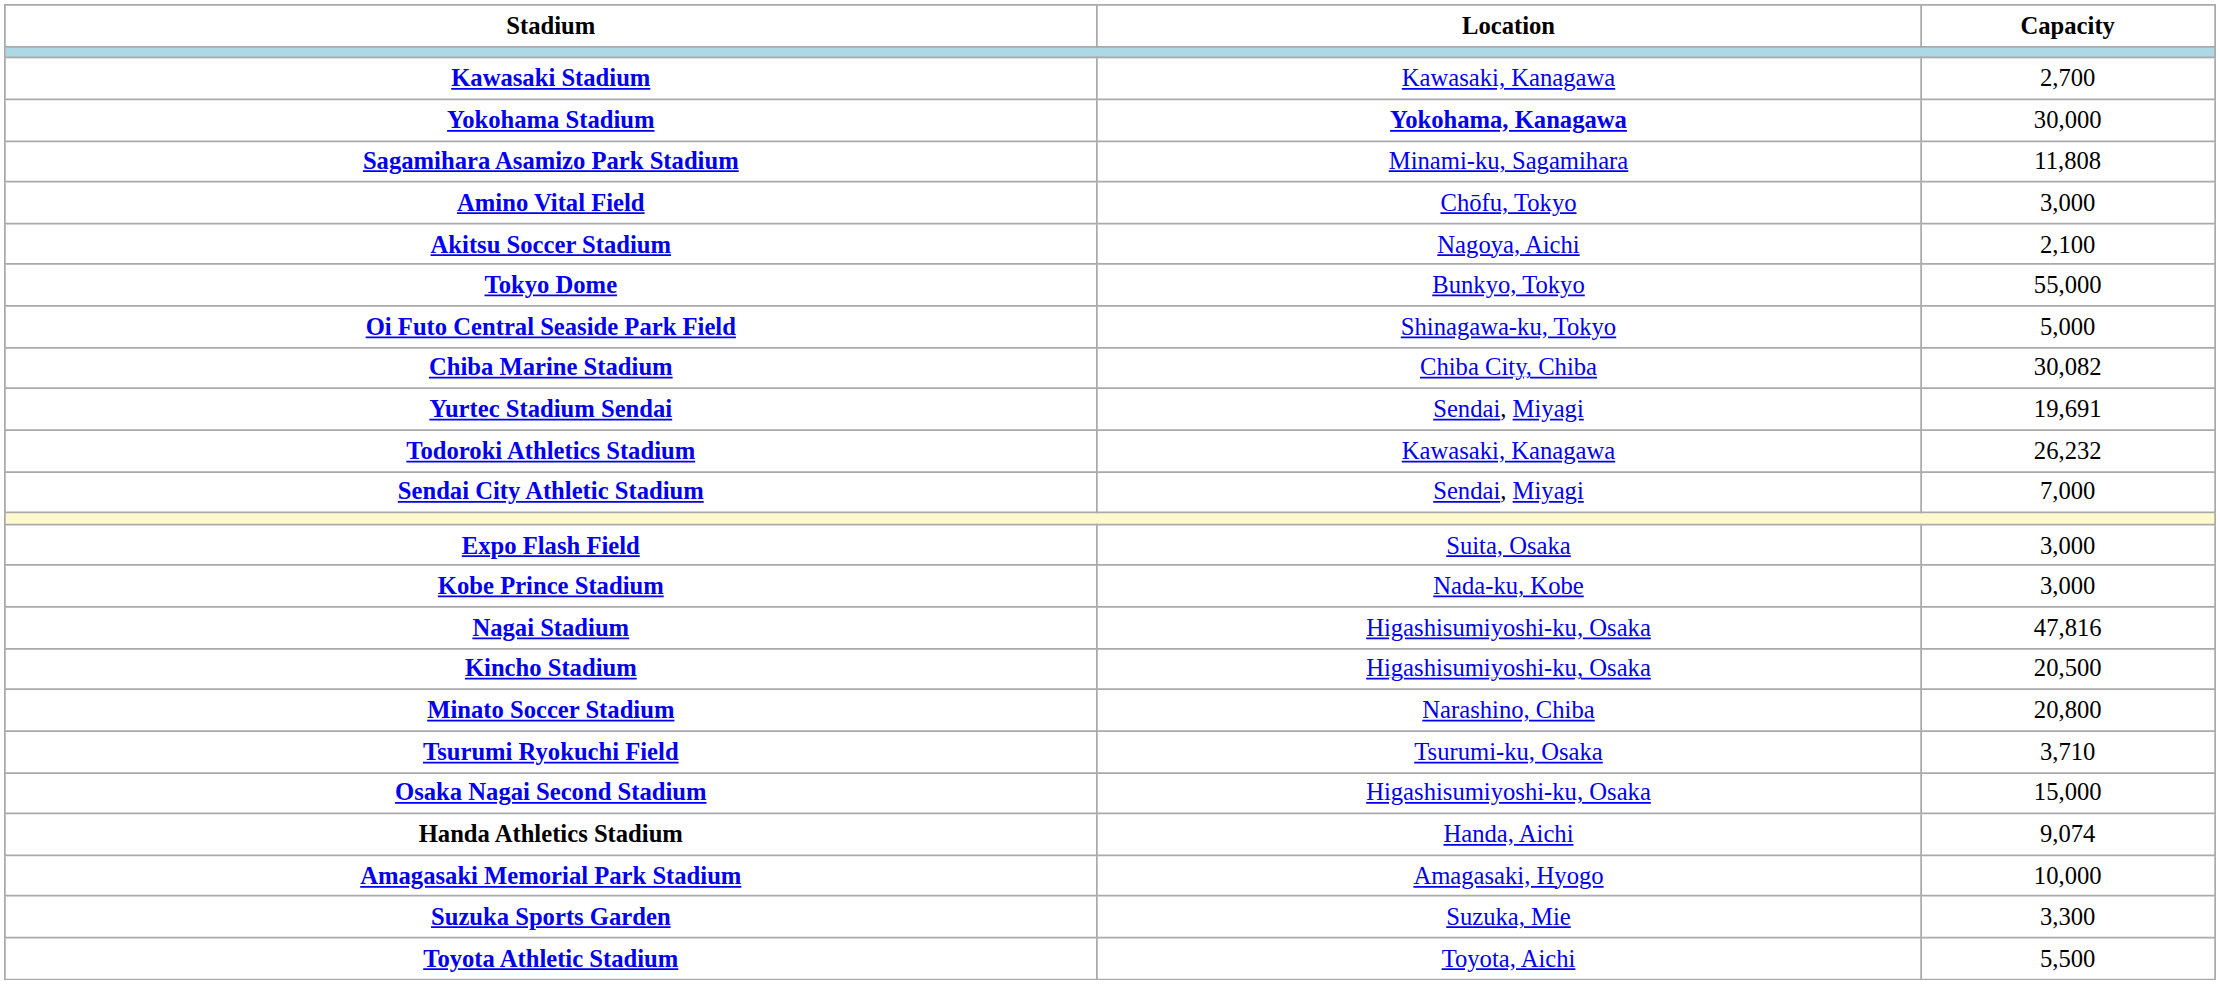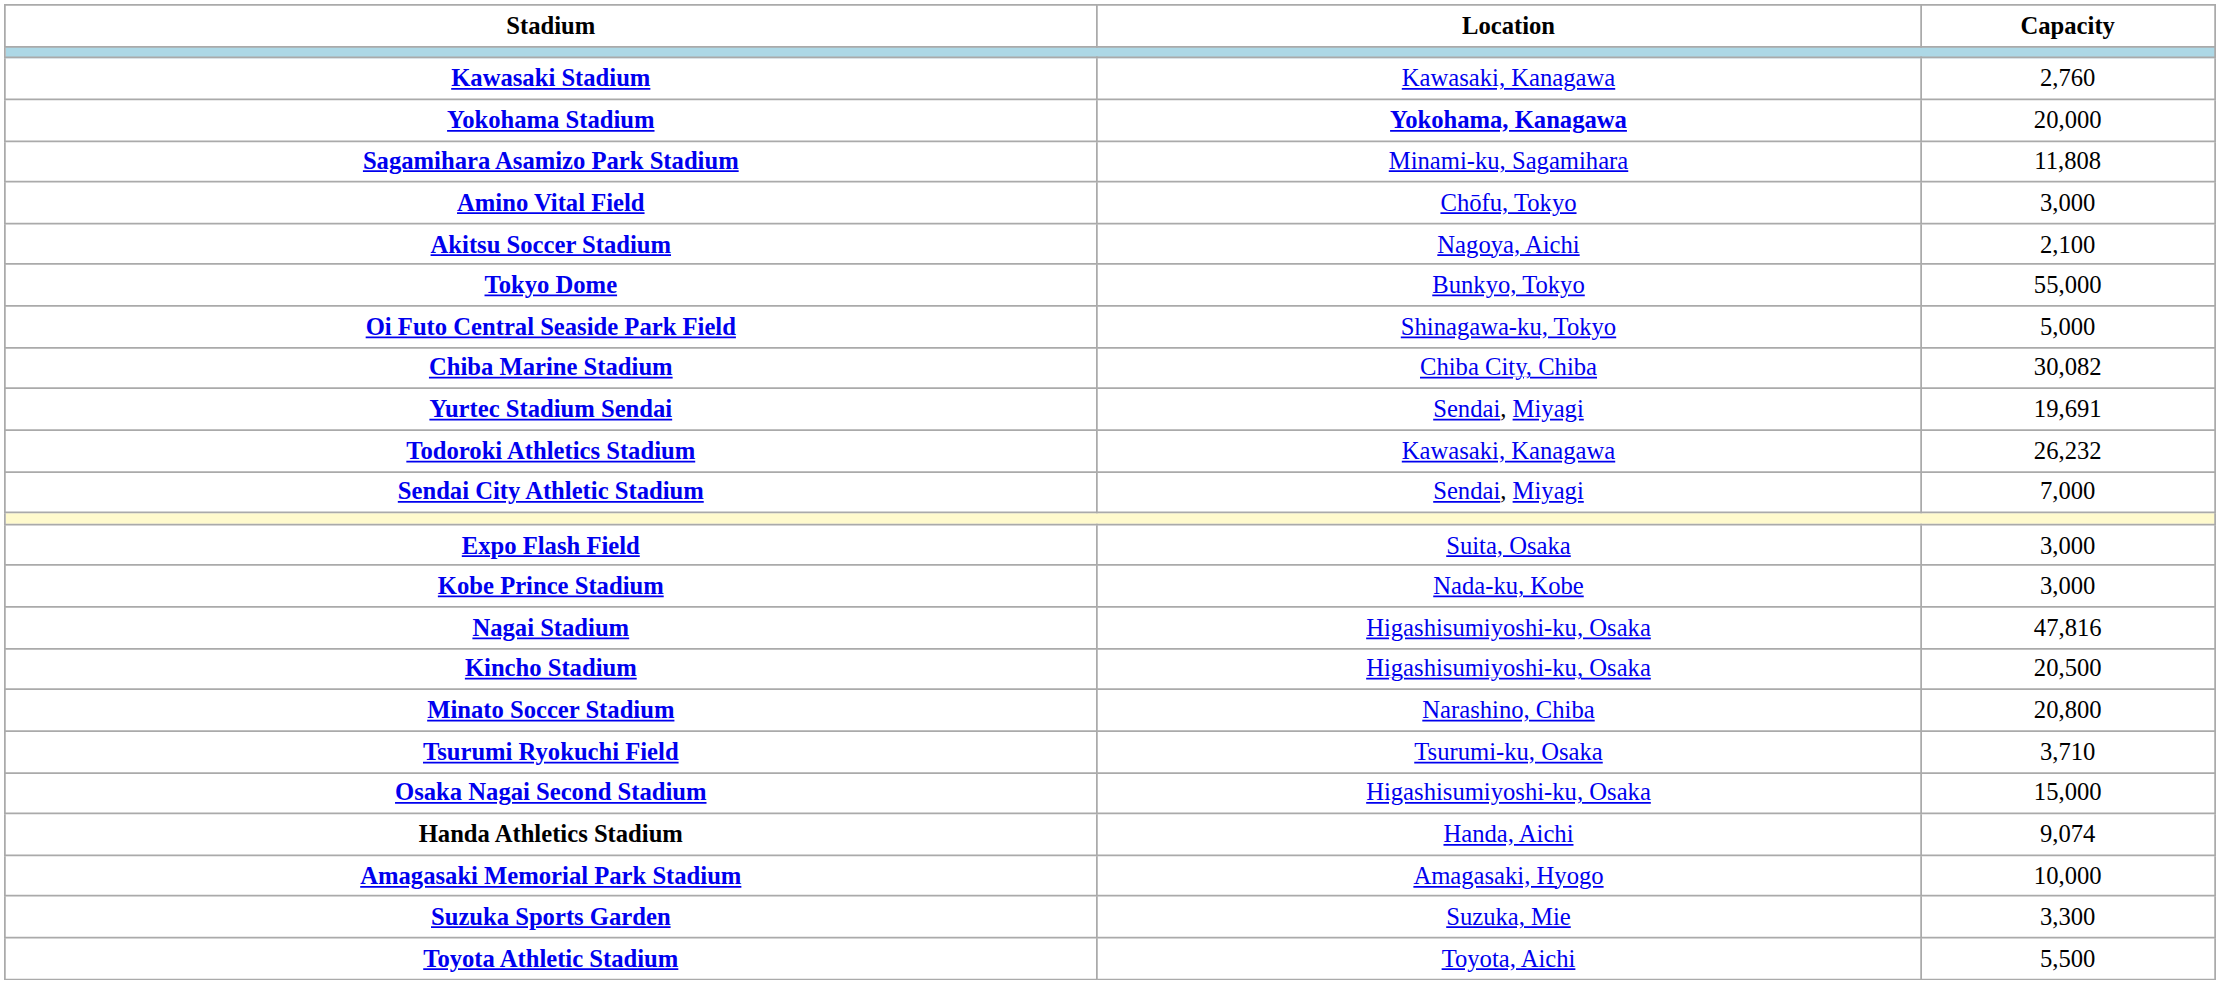(2068, 78) 2,700 -> (2068, 78) 2,760
(2068, 119) 30,000 -> (2068, 119) 20,000
